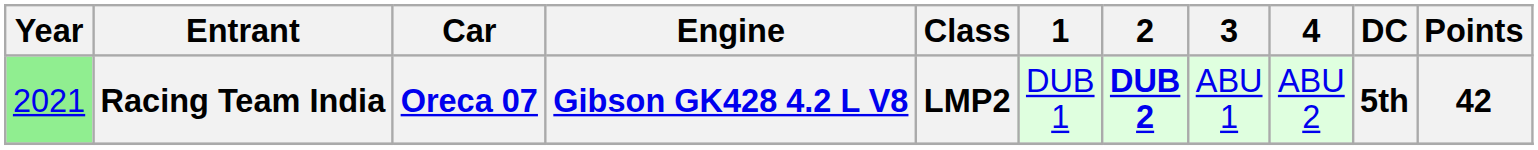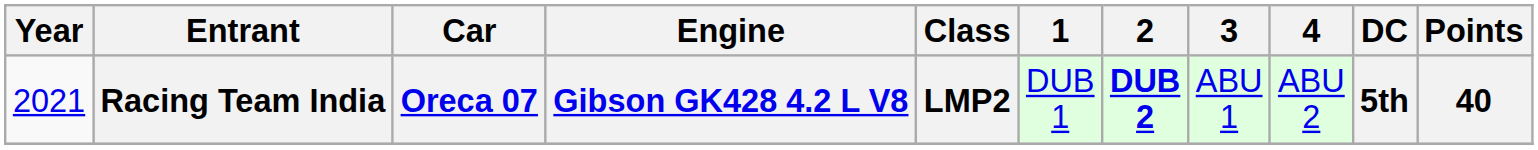(49, 100) lightgreen background -> (49, 100) no background
(1474, 100) 42 -> (1474, 100) 40
